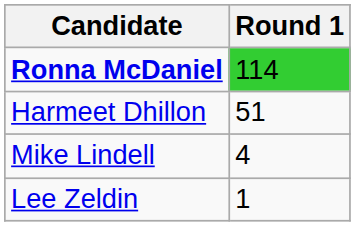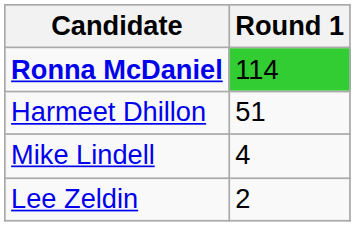(243, 198) 1 -> (243, 198) 2
